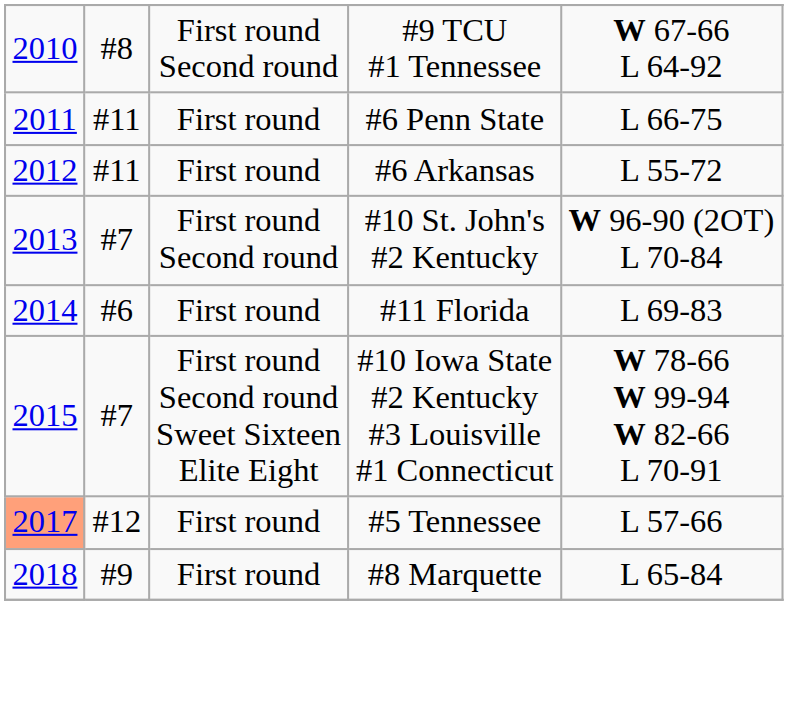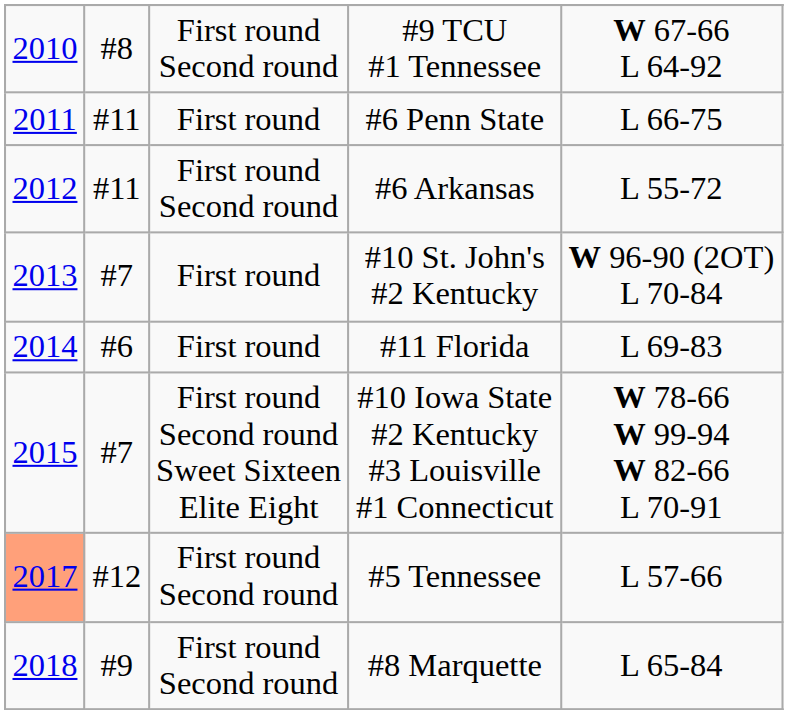(249, 169) First round -> (249, 188) First round Second round
(249, 239) First round Second round -> (249, 276) First round
(249, 522) First round -> (249, 576) First round Second round
(249, 573) First round -> (249, 664) First round Second round
